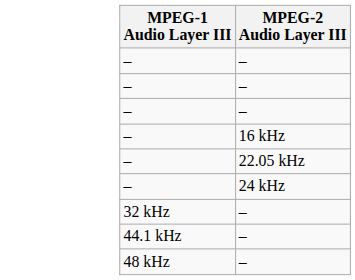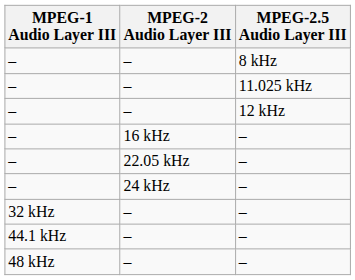+ column: (293, 26)
